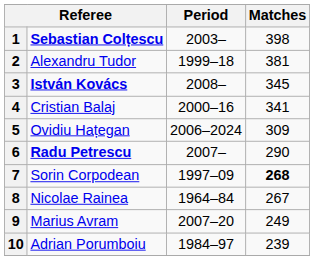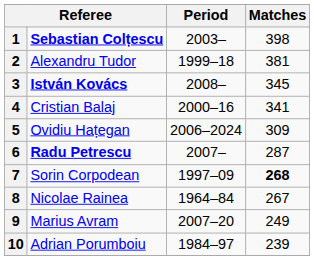(277, 152) 290 -> (277, 152) 287
